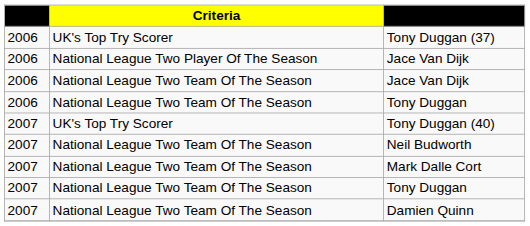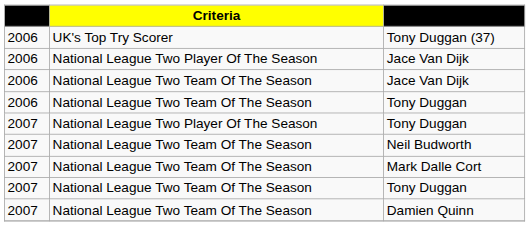- row: (113, 123)
+ row: (185, 123)
